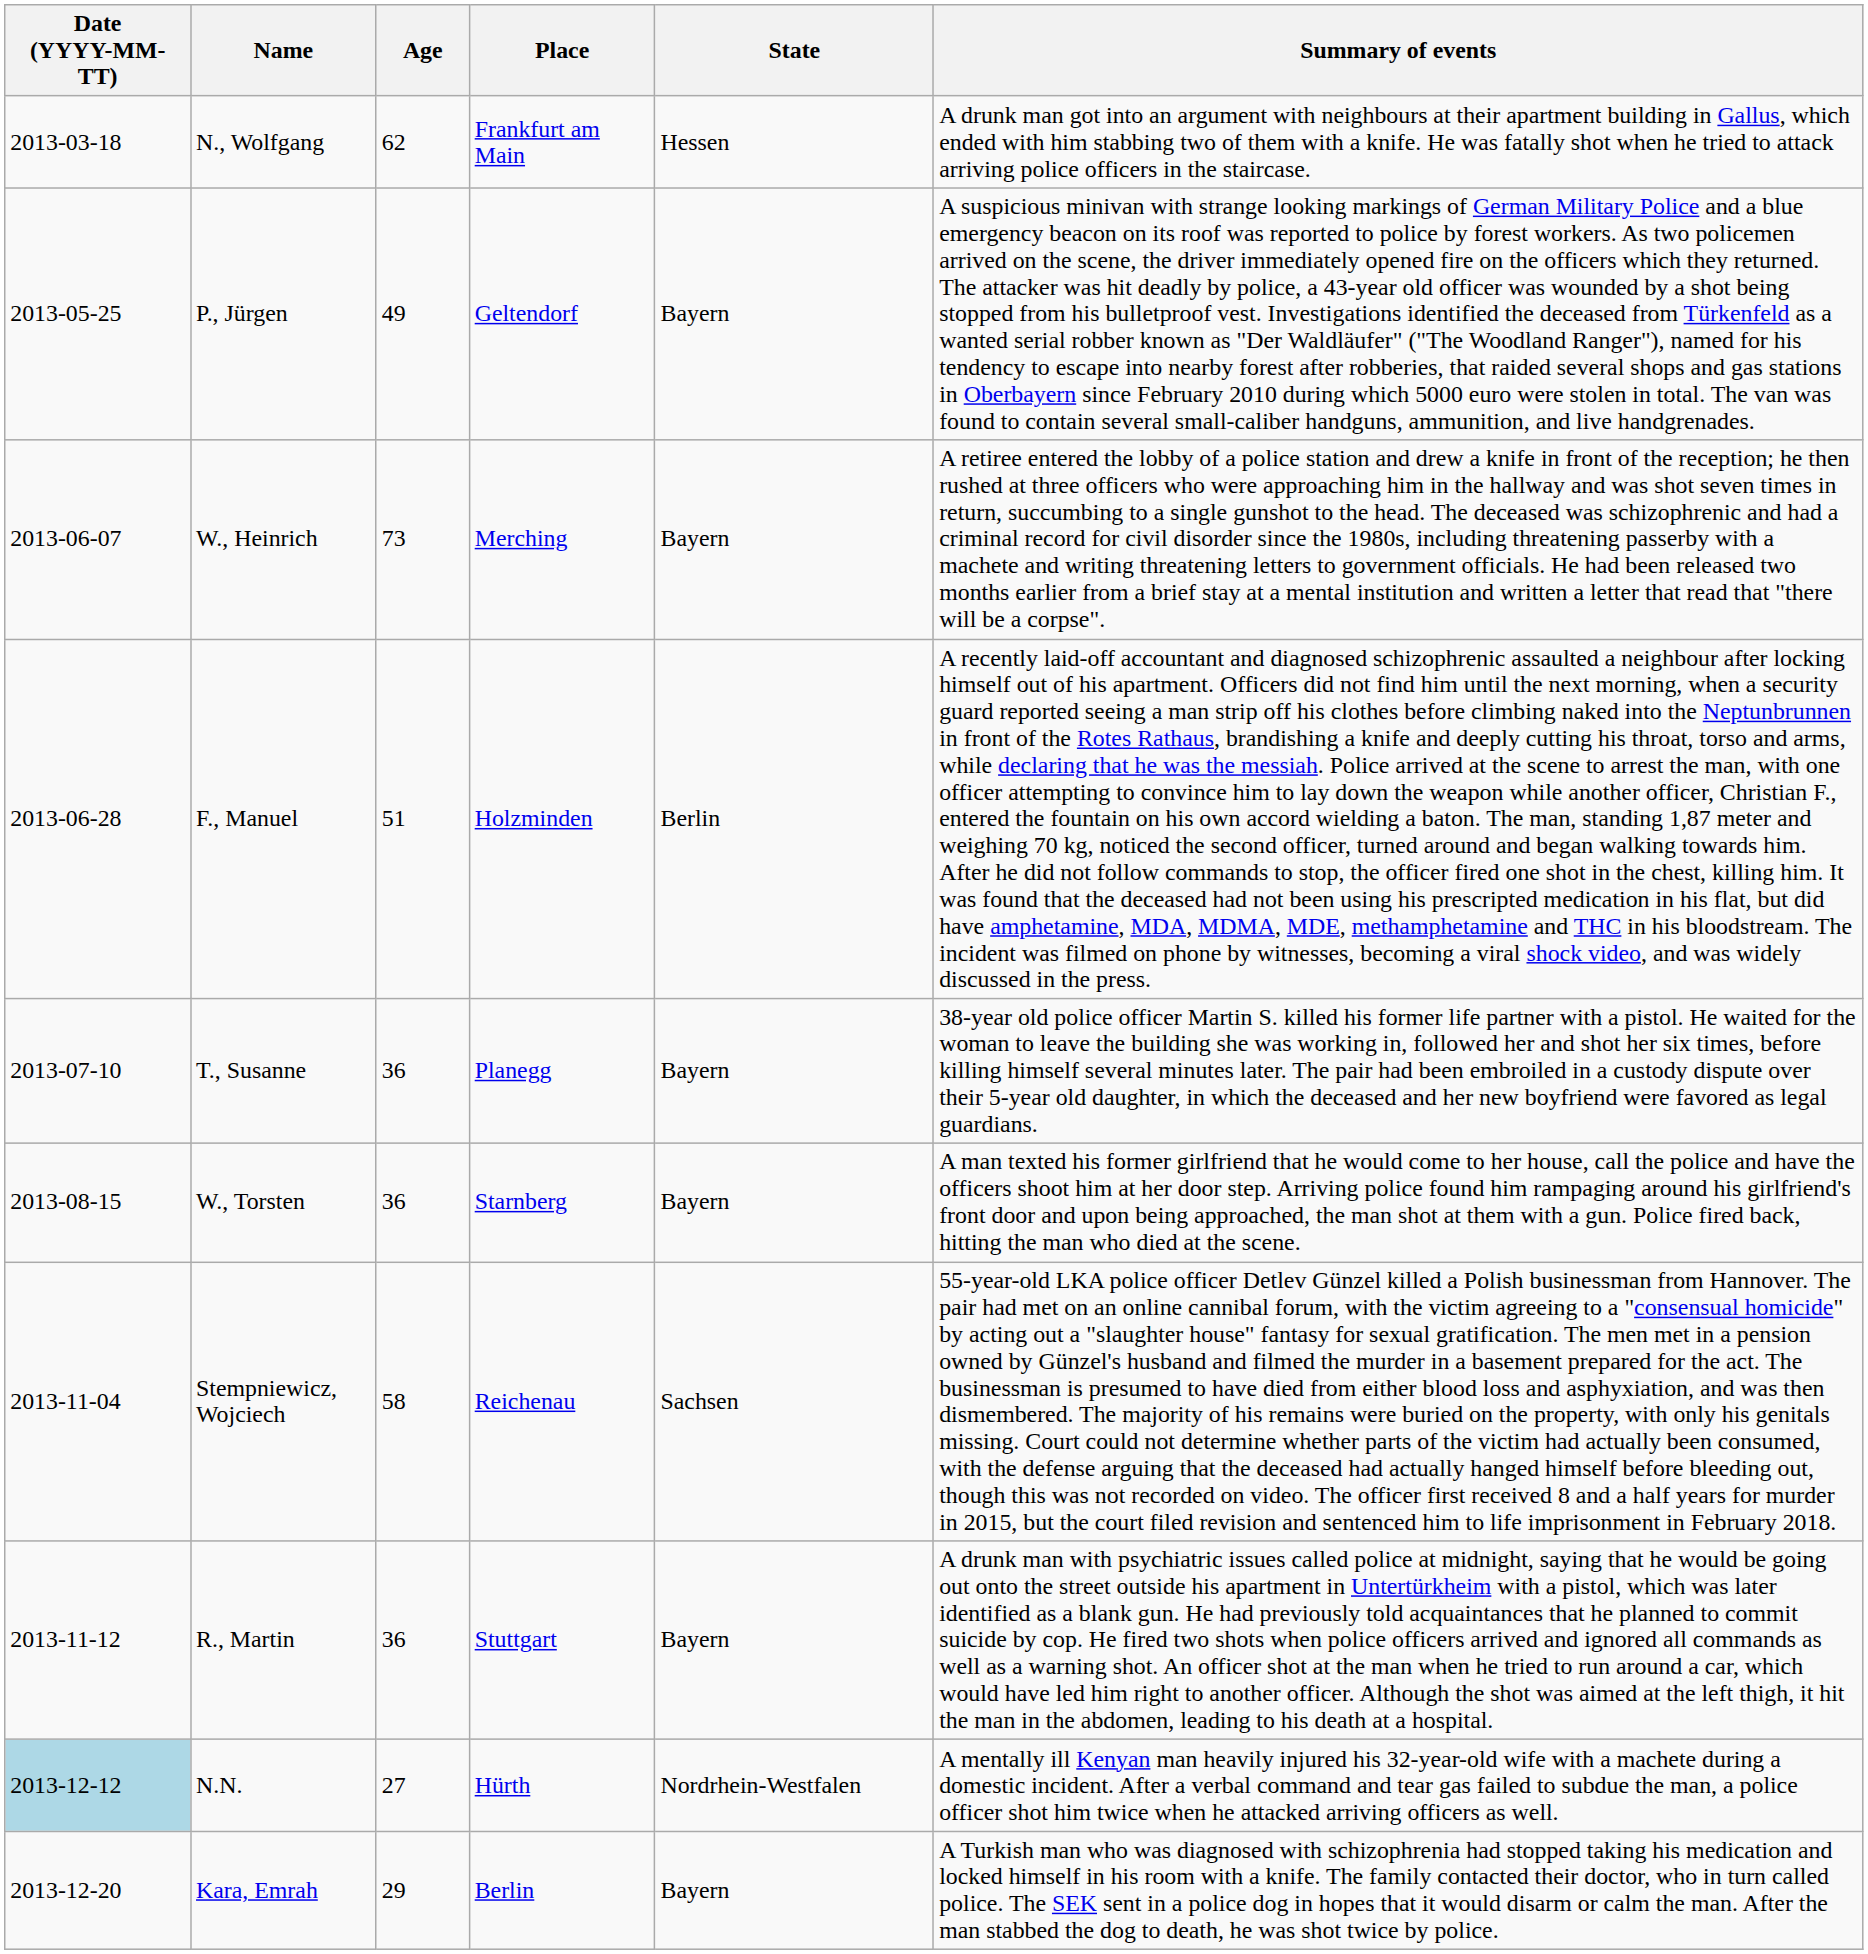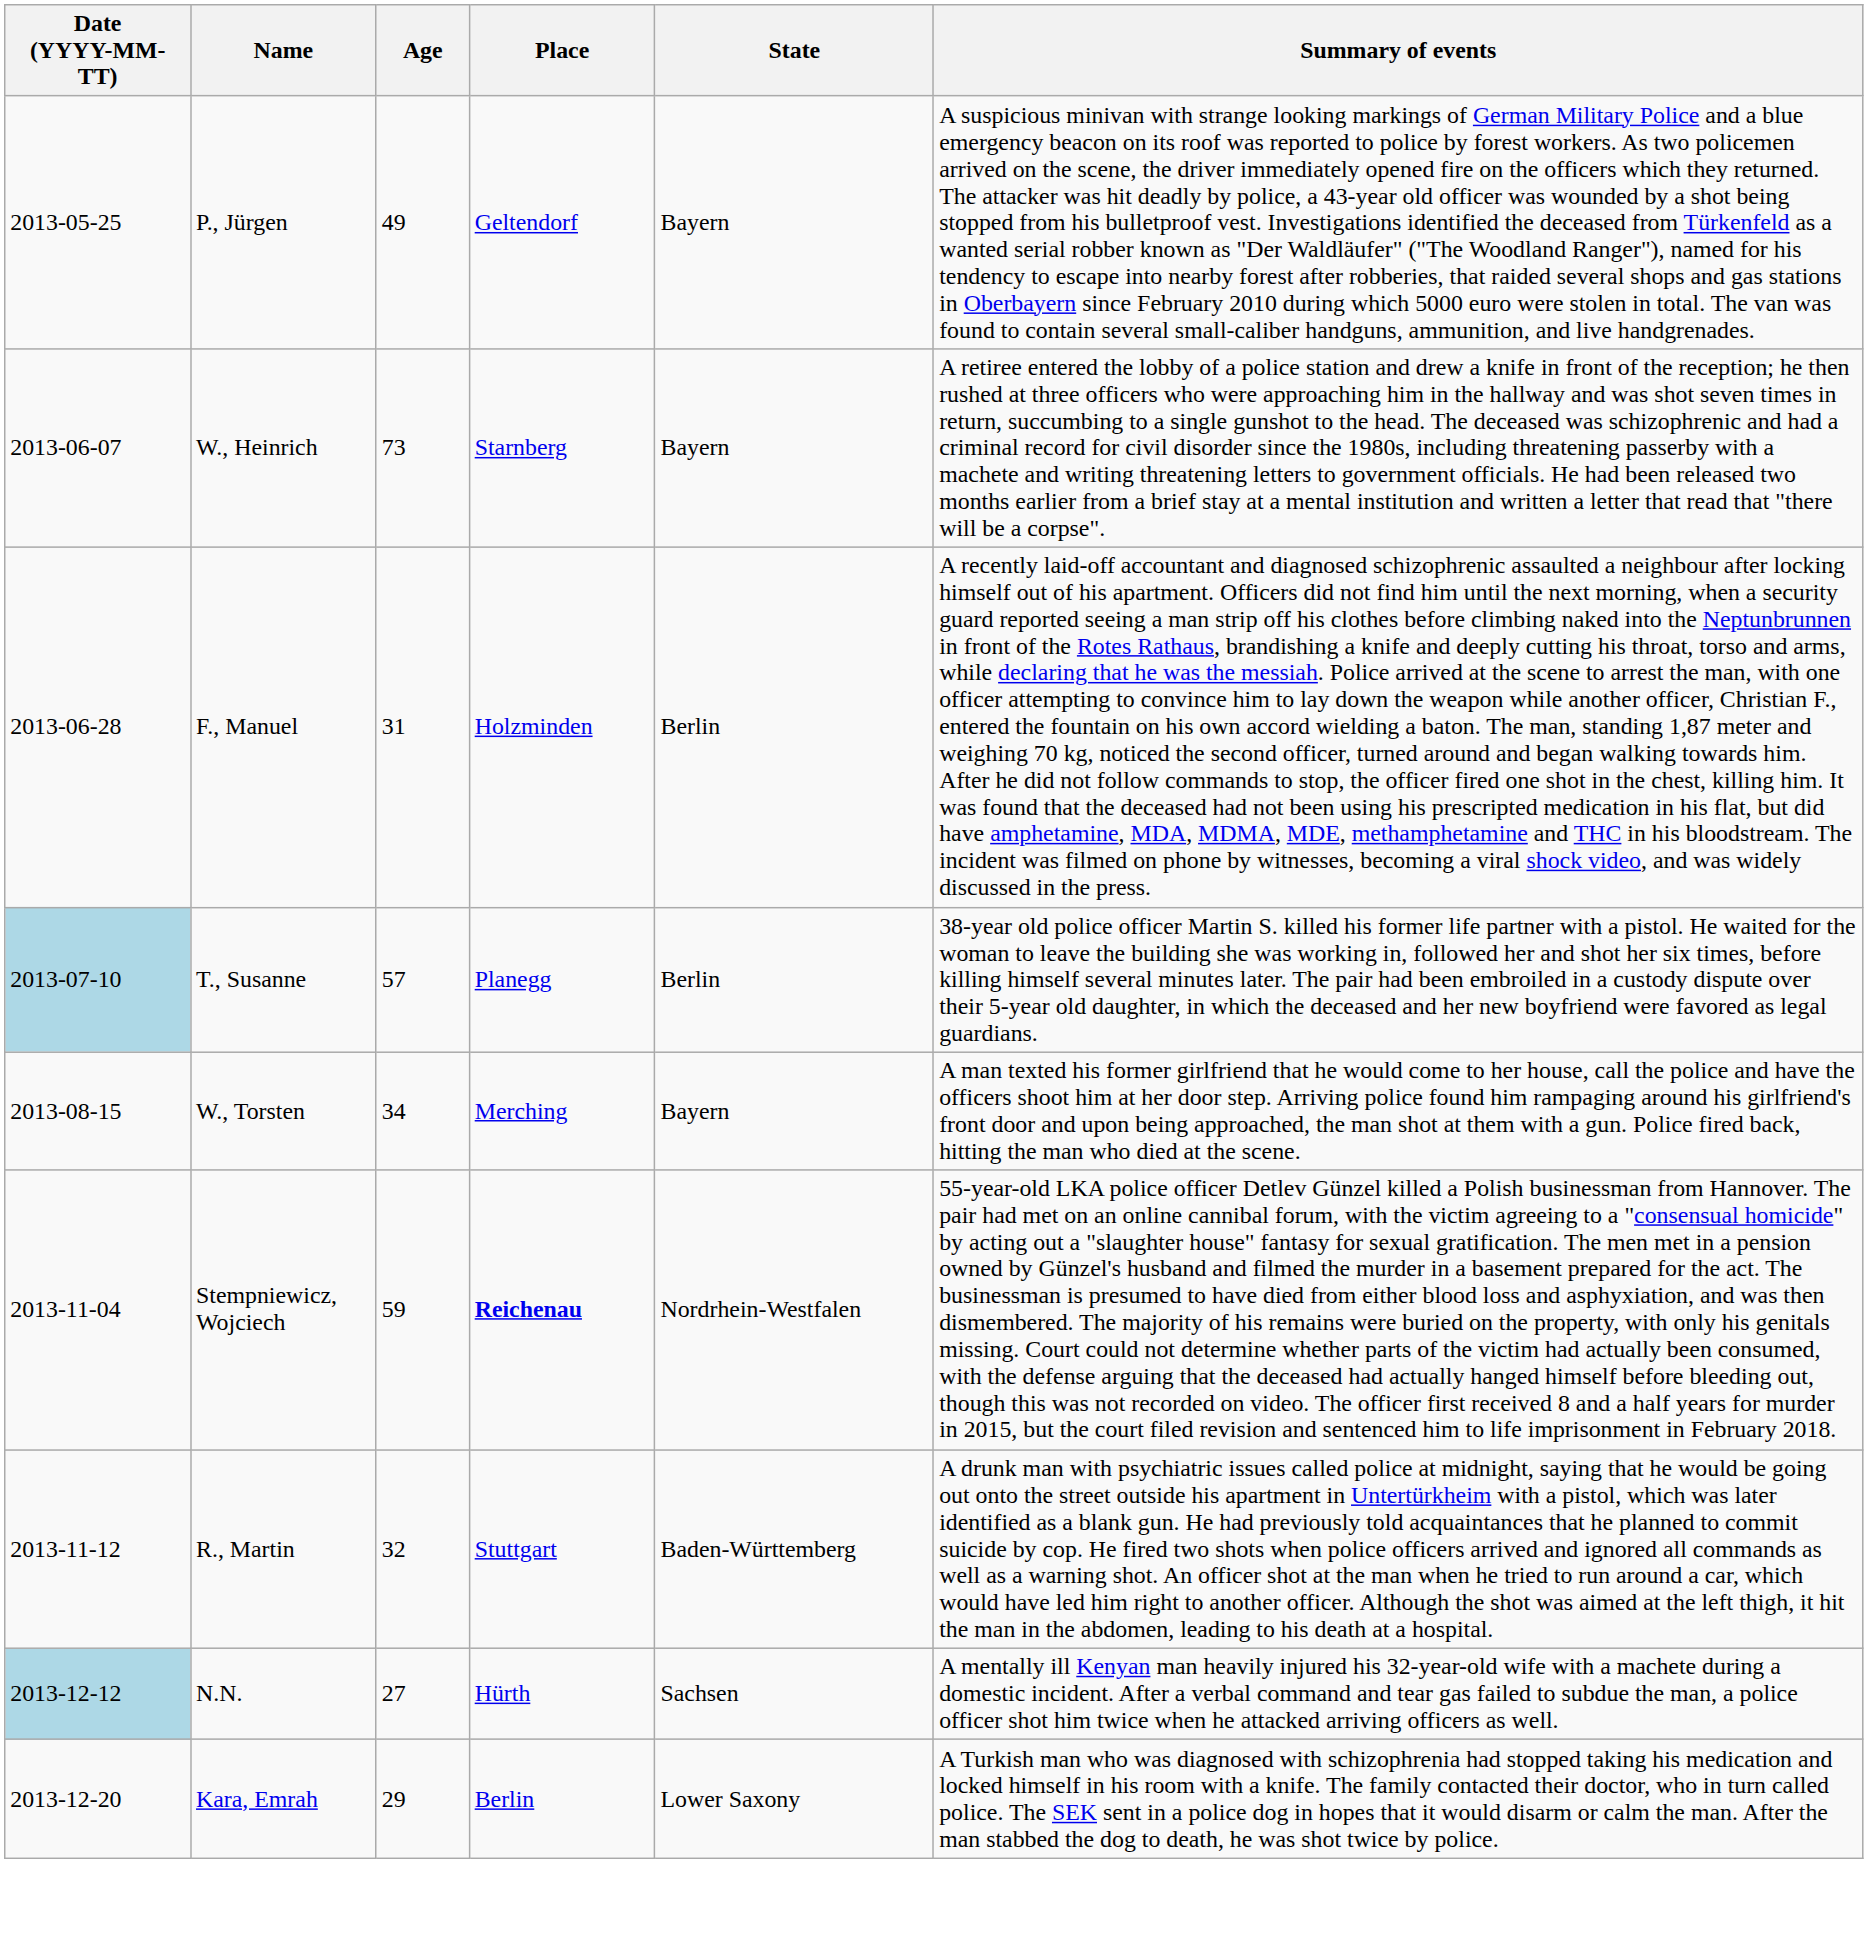- row: (260, 141)
(521, 539) Merching -> (521, 447) Starnberg
(394, 818) 51 -> (394, 726) 31
(66, 1070) no background -> (66, 979) lightblue background
(394, 1070) 36 -> (394, 979) 57
(695, 1070) Bayern -> (690, 979) Berlin
(394, 1202) 36 -> (394, 1110) 34
(521, 1202) Starnberg -> (521, 1110) Merching
(394, 1401) 58 -> (394, 1309) 59
(525, 1401) normal -> (528, 1309) bold
(700, 1401) Sachsen -> (761, 1309) Nordrhein-Westfalen
(394, 1640) 36 -> (394, 1548) 32
(695, 1640) Bayern -> (758, 1548) Baden-Württemberg
(761, 1785) Nordrhein-Westfalen -> (700, 1693) Sachsen
(695, 1890) Bayern -> (730, 1798) Lower Saxony
